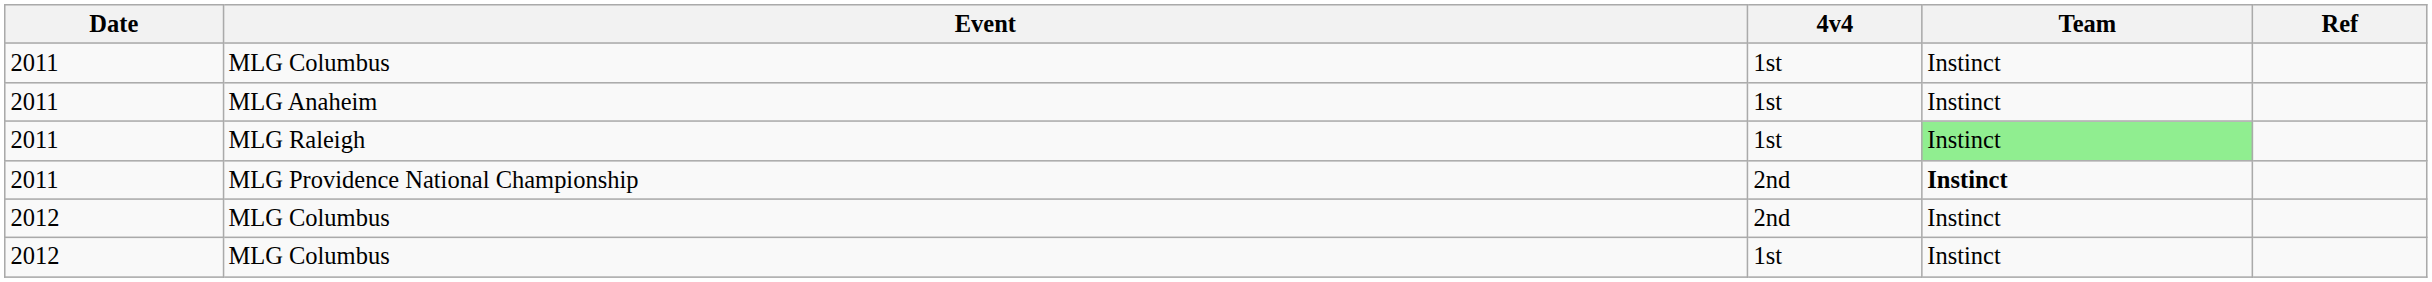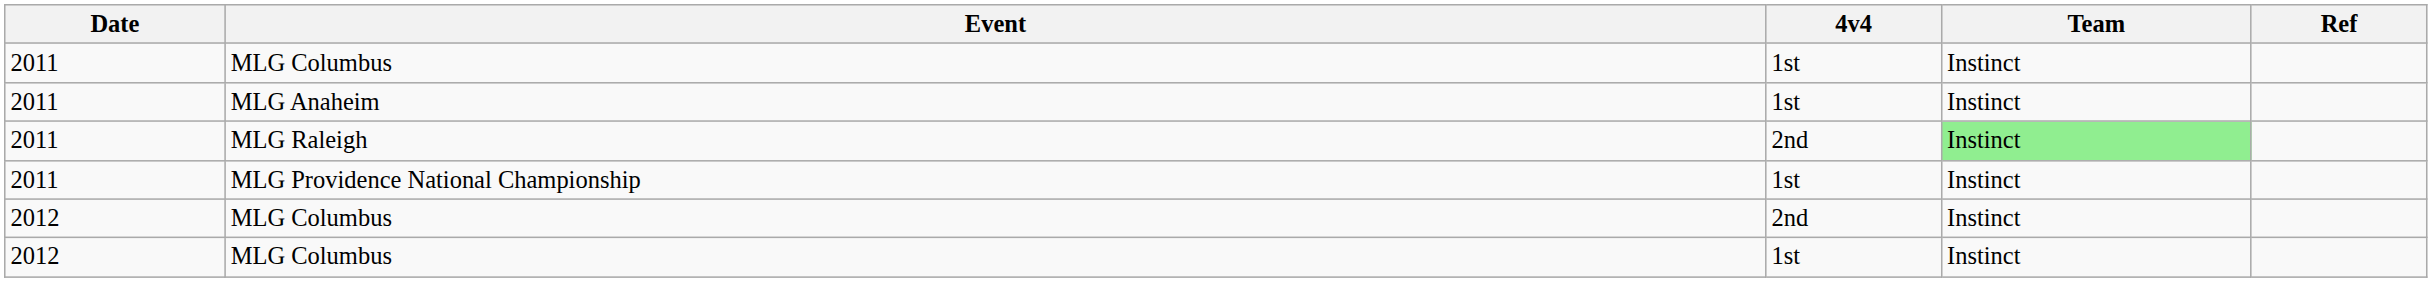(1768, 140) 1st -> (1790, 140) 2nd
(1772, 179) 2nd -> (1786, 179) 1st
(1967, 179) bold -> (1984, 179) normal
